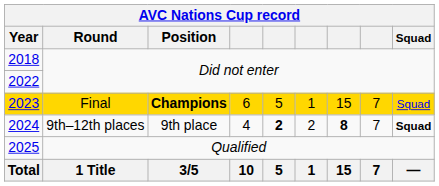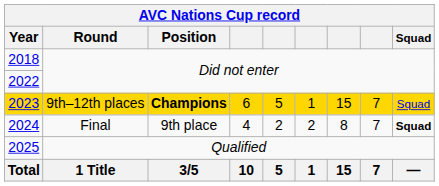(95, 103) Final -> (95, 103) 9th–12th places
(95, 125) 9th–12th places -> (95, 125) Final
(279, 125) bold -> (279, 125) normal
(344, 125) bold -> (344, 125) normal
